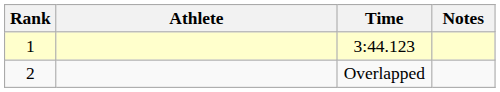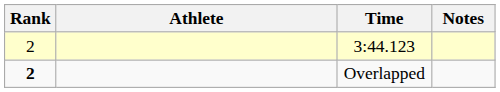(30, 45) 1 -> (30, 45) 2
(30, 73) normal -> (30, 73) bold
